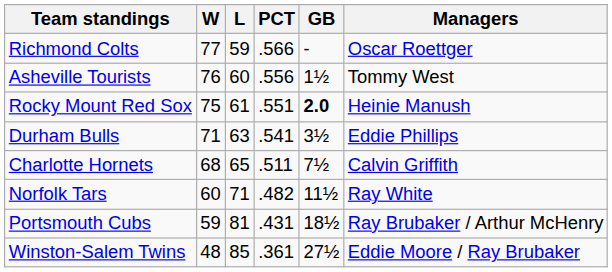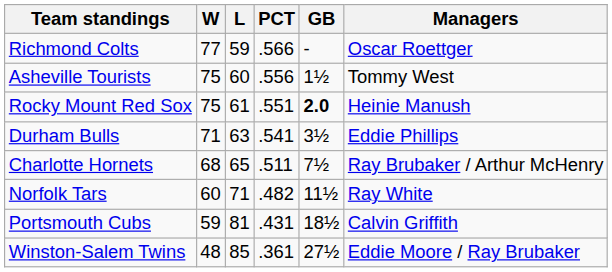(211, 77) 76 -> (211, 77) 75
(403, 164) Calvin Griffith -> (476, 164) Ray Brubaker / Arthur McHenry
(476, 223) Ray Brubaker / Arthur McHenry -> (403, 223) Calvin Griffith
